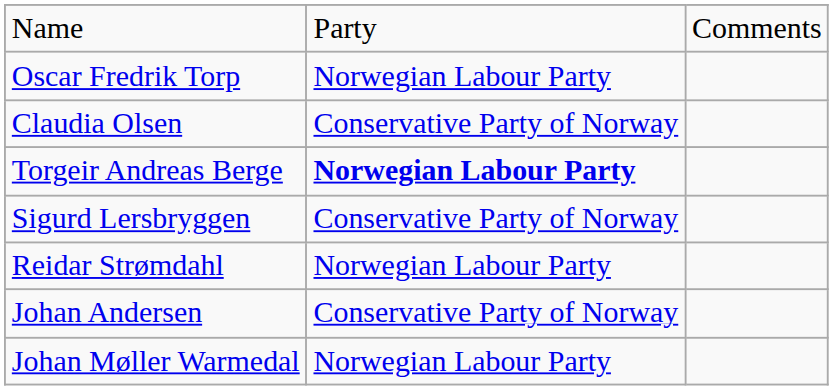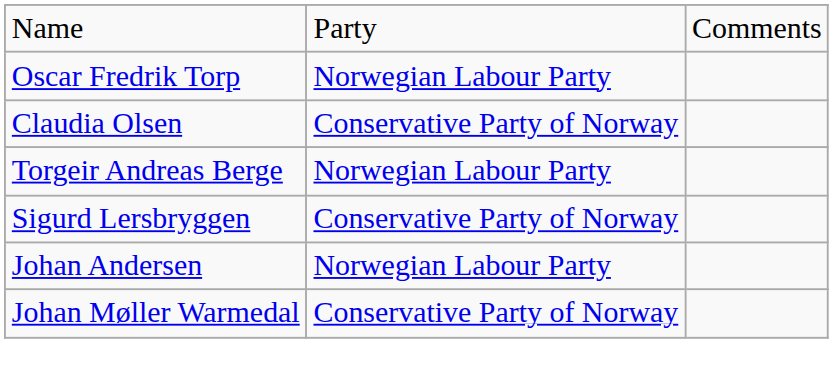(474, 170) bold -> (462, 170) normal
- row: (118, 265)
(496, 312) Conservative Party of Norway -> (462, 265) Norwegian Labour Party
(462, 360) Norwegian Labour Party -> (496, 312) Conservative Party of Norway
